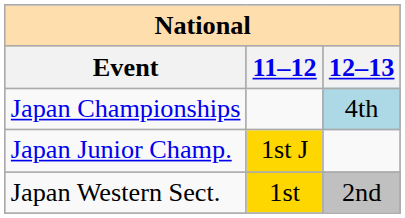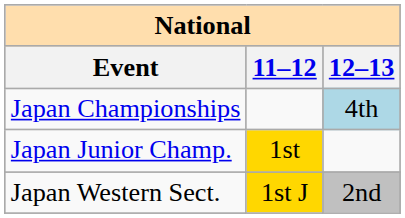(285, 150) 1st J -> (285, 150) 1st
(285, 191) 1st -> (285, 191) 1st J
